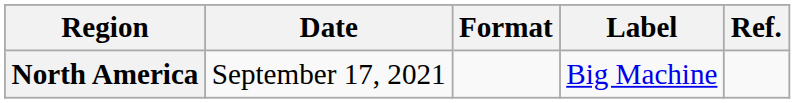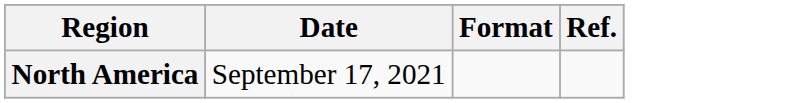- column: (642, 27)
